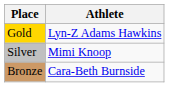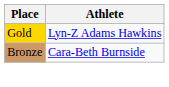- row: (22, 52)
